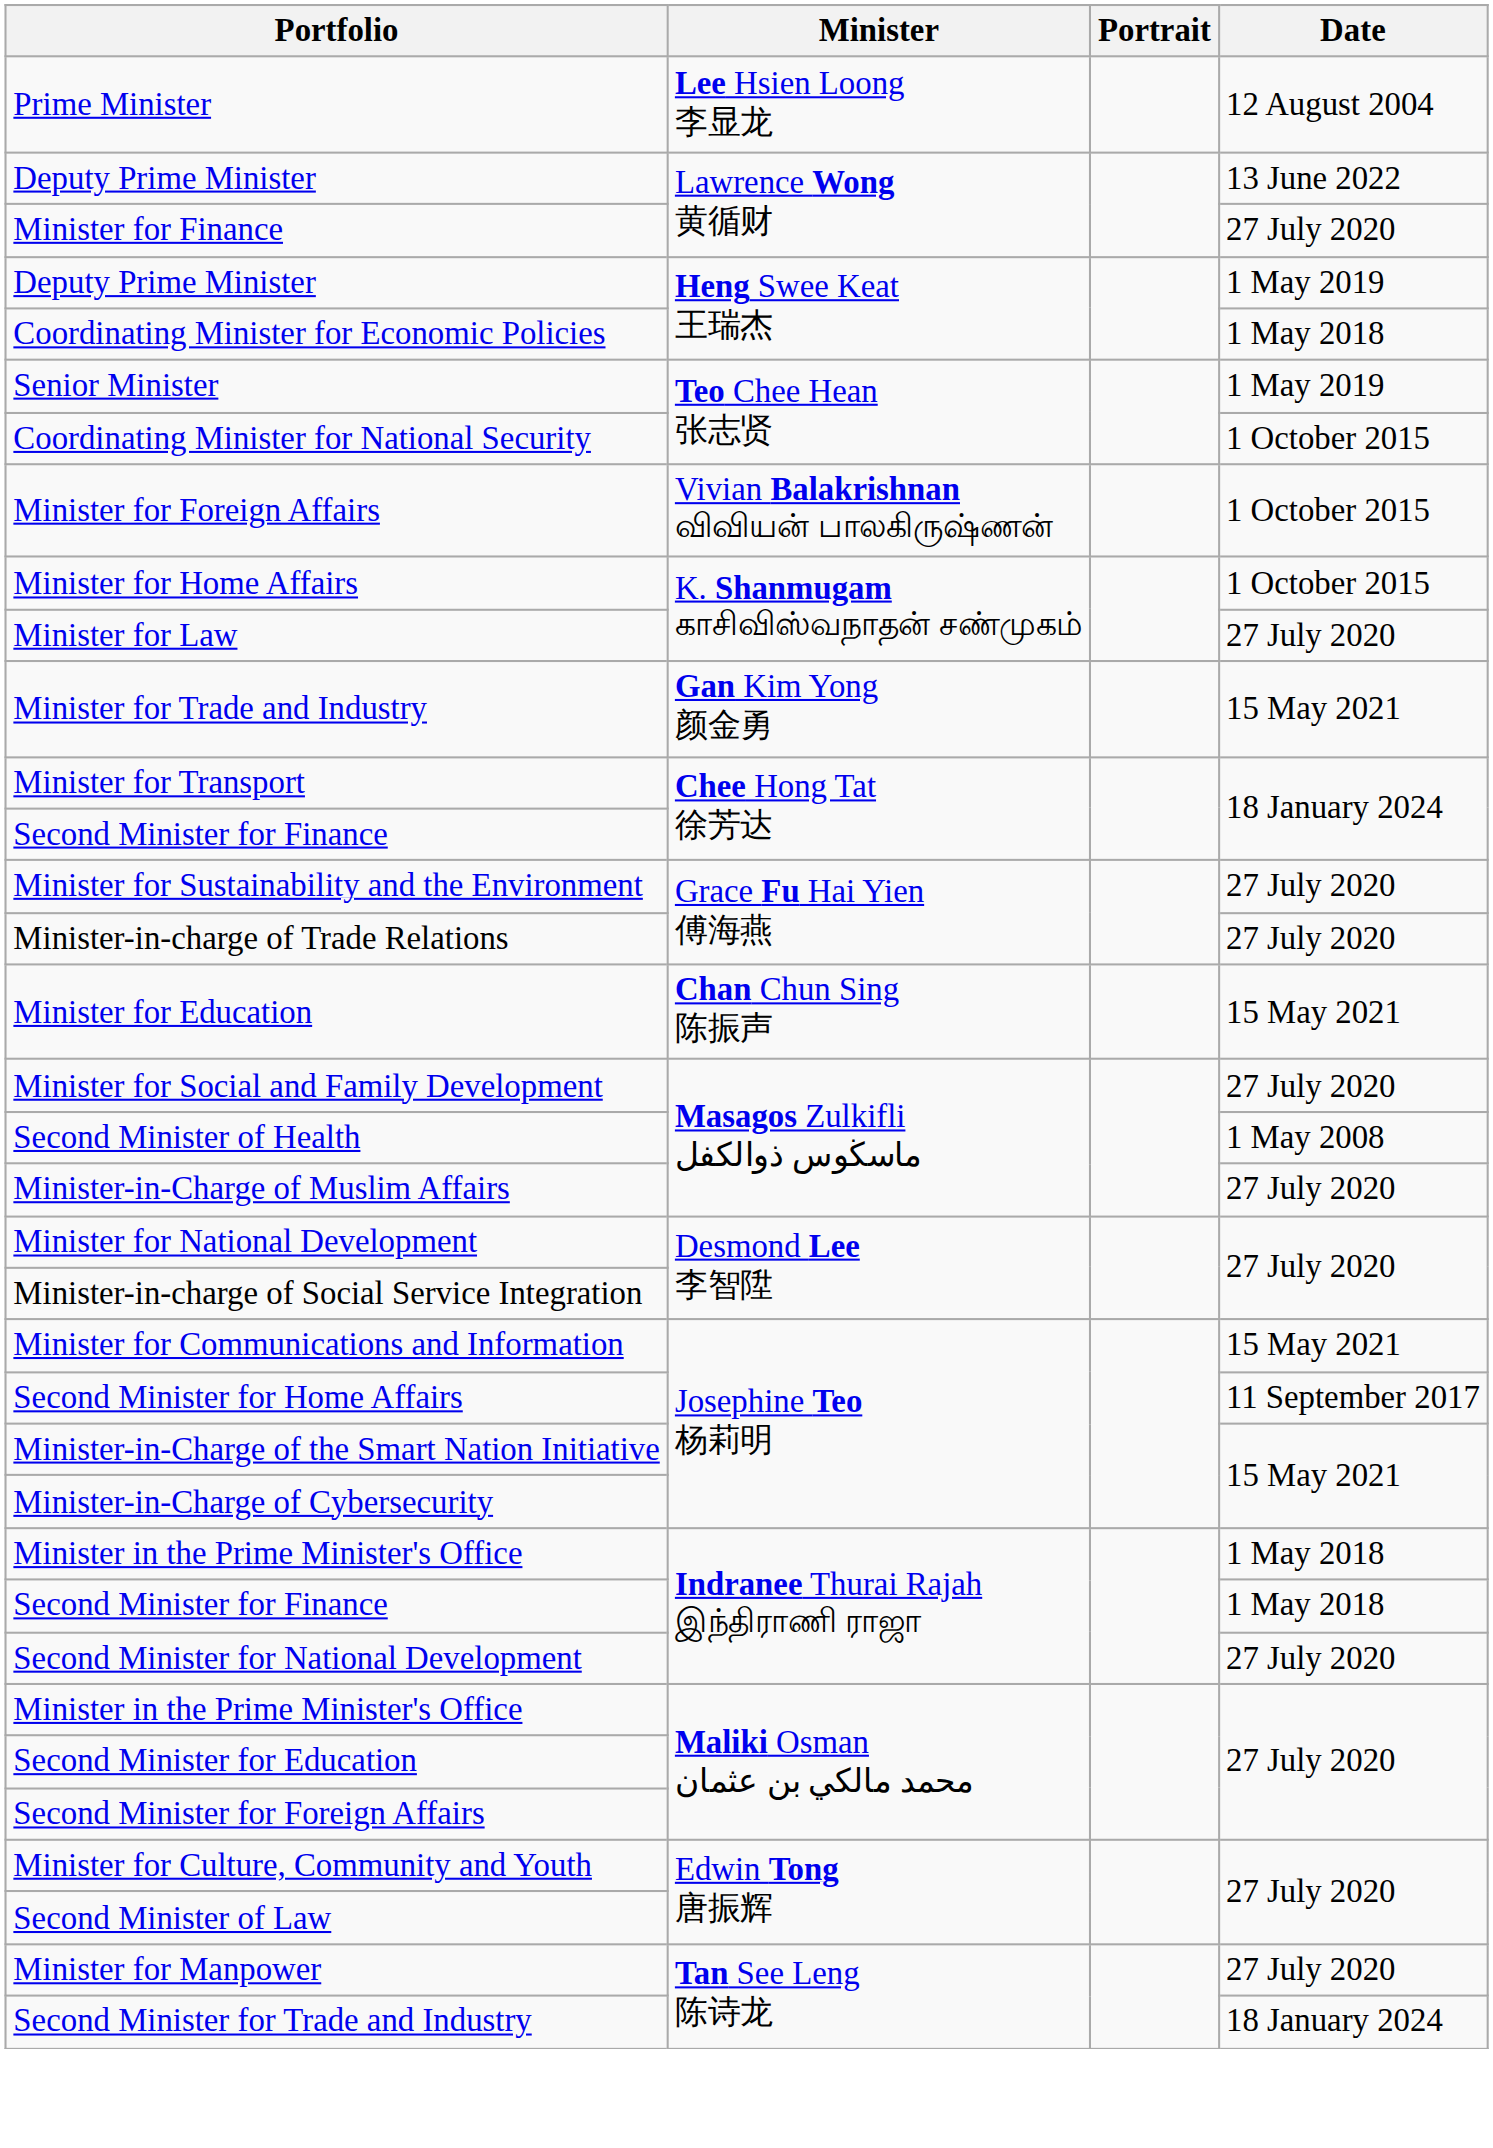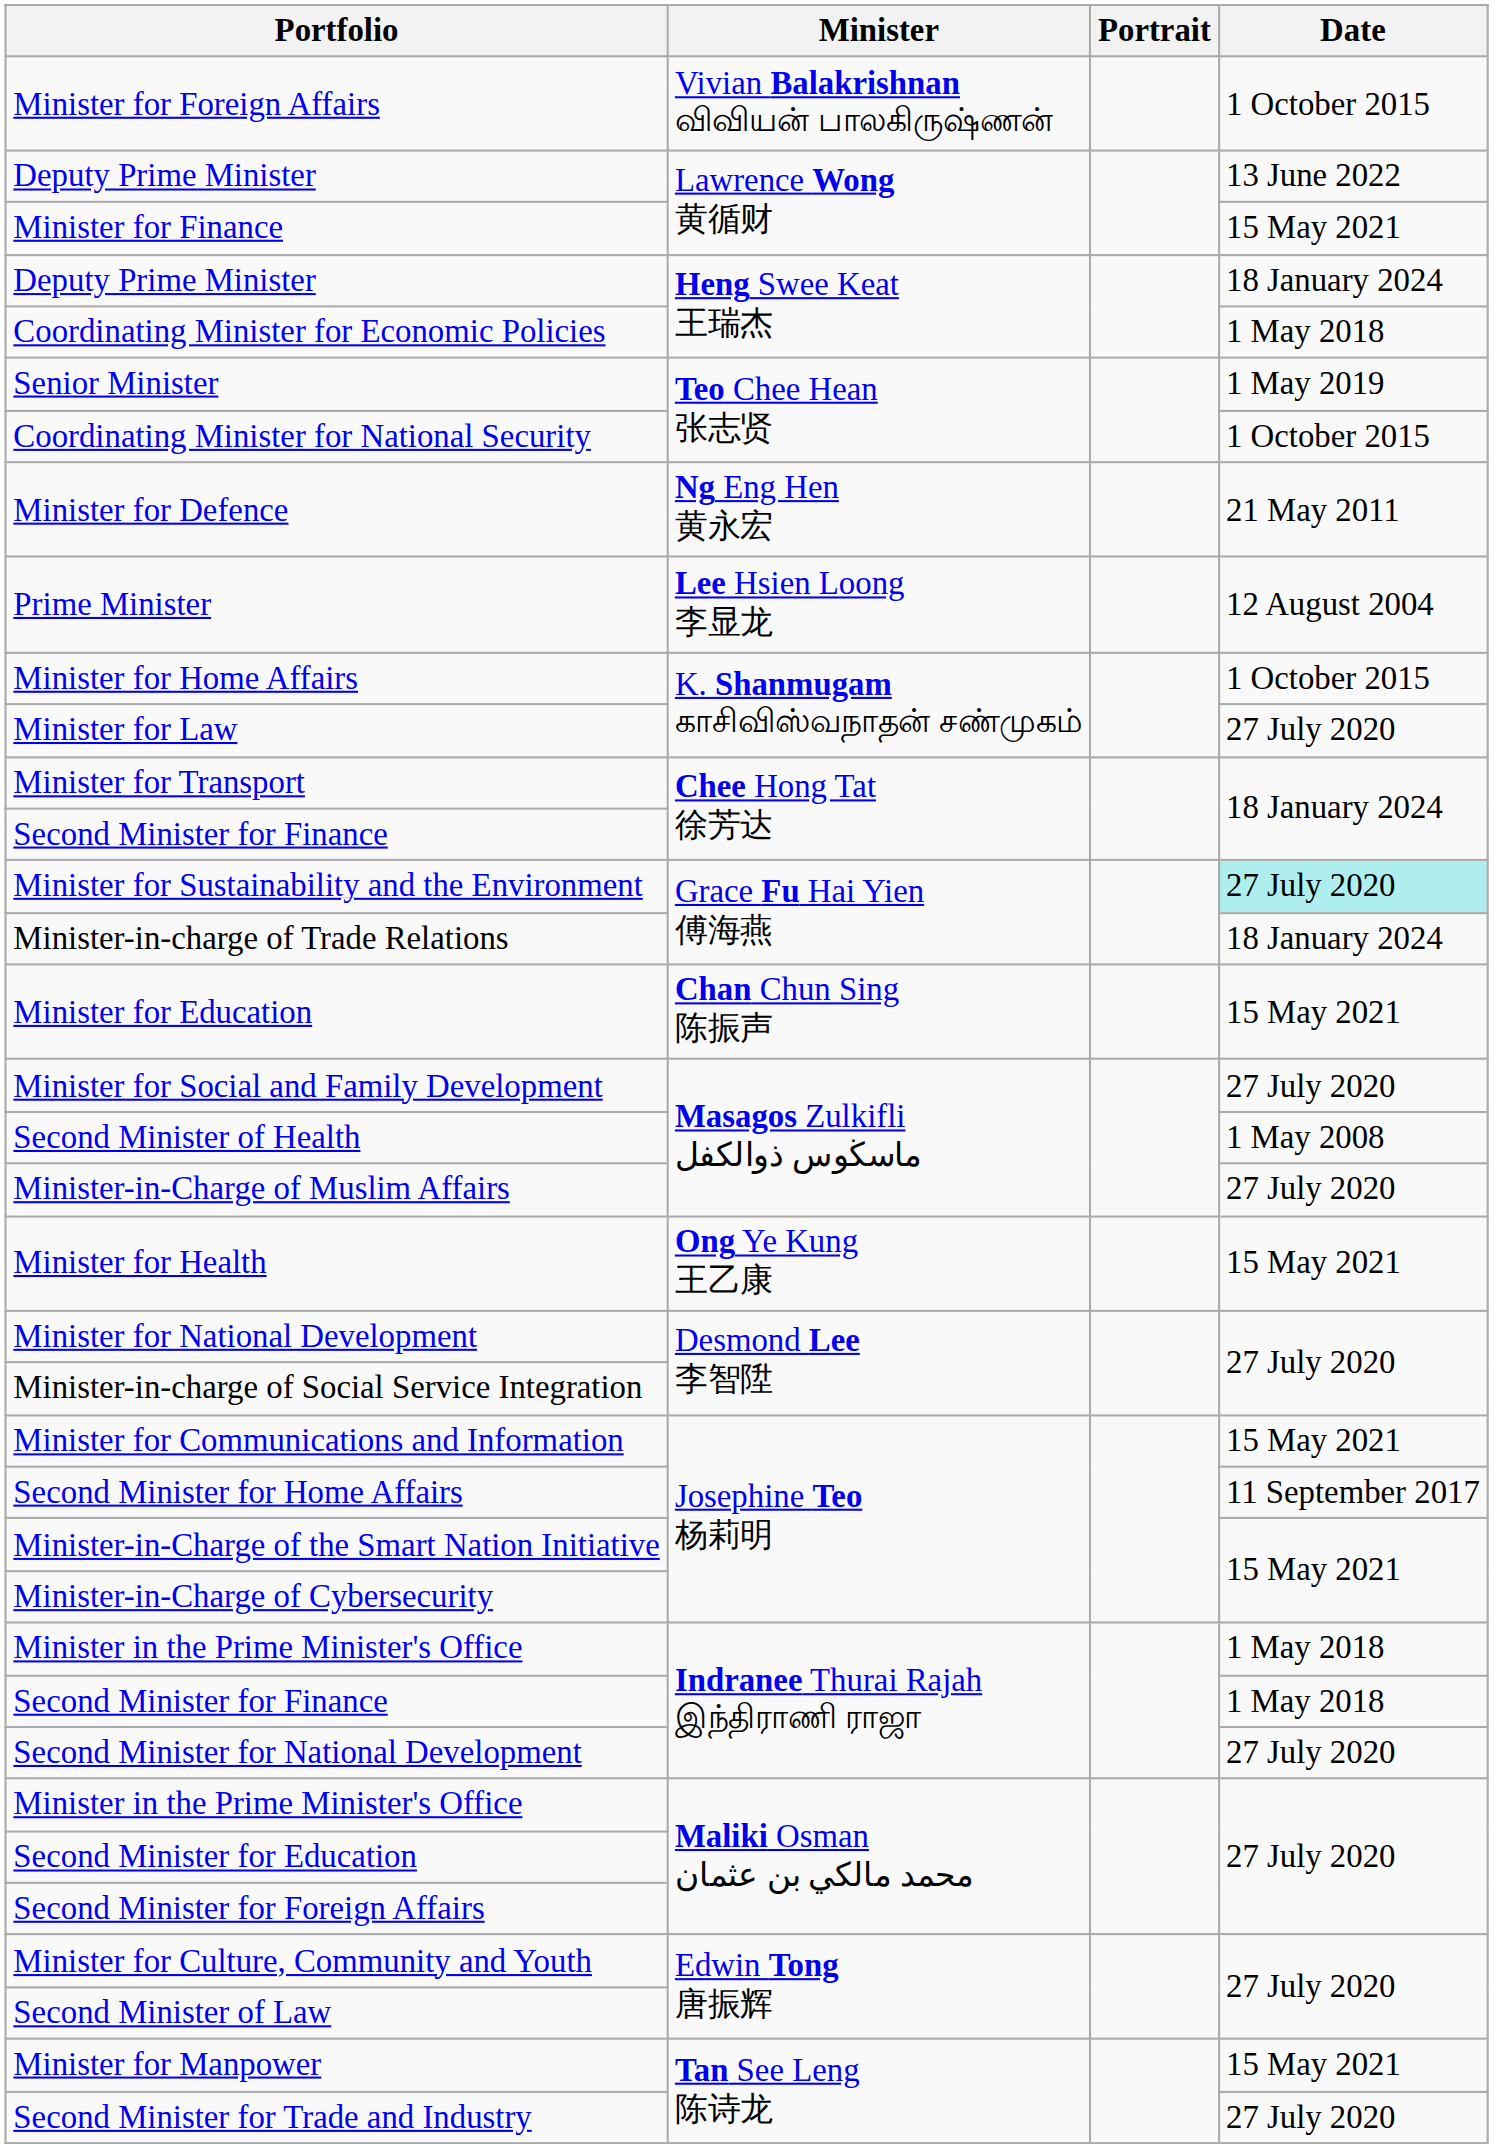rows swapped: (112, 104) <-> (197, 510)
(1311, 229) 27 July 2020 -> (1313, 227) 15 May 2021
(1305, 281) 1 May 2019 -> (1334, 279) 18 January 2024
+ row: (151, 509)
- row: (220, 708)
(1311, 885) no background -> (1311, 885) paleturquoise background
(1311, 937) 27 July 2020 -> (1334, 937) 18 January 2024
+ row: (140, 1262)
(1311, 1969) 27 July 2020 -> (1313, 2064) 15 May 2021
(1334, 2021) 18 January 2024 -> (1311, 2116) 27 July 2020
